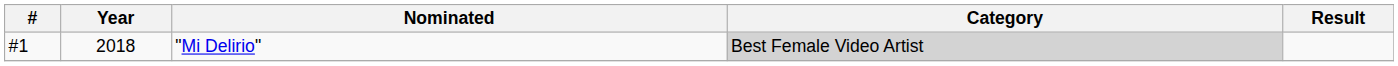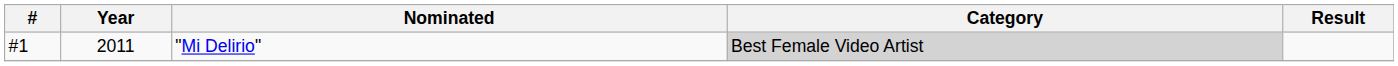(116, 46) 2018 -> (116, 46) 2011
